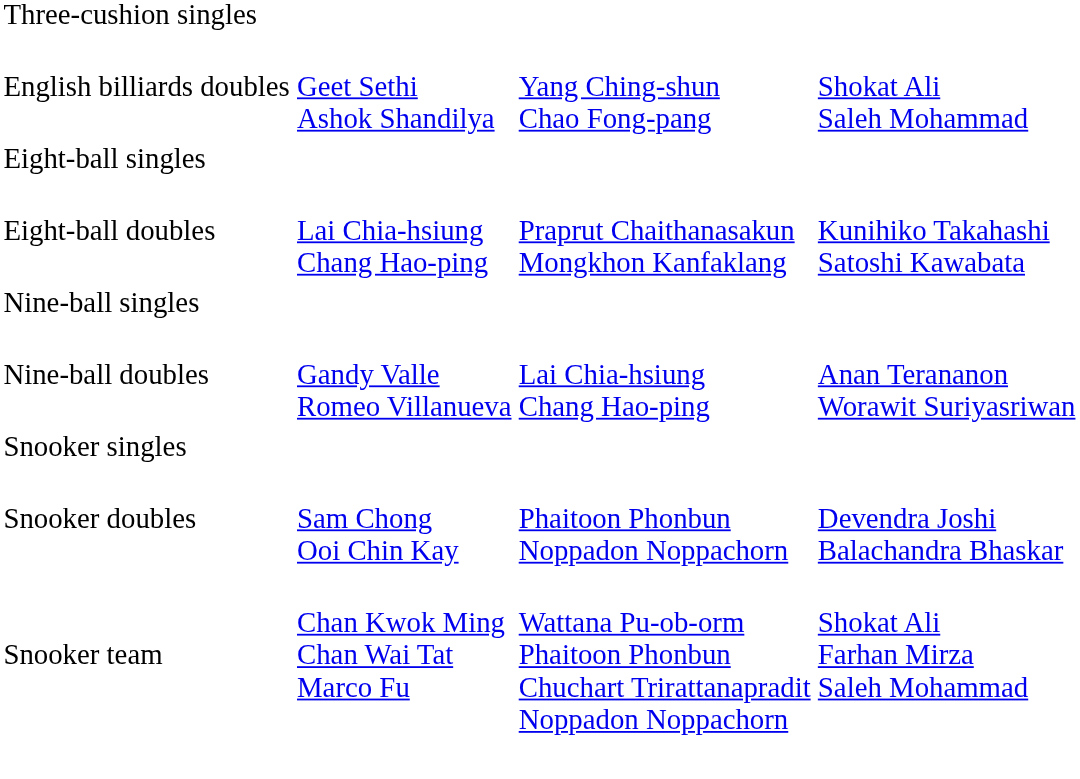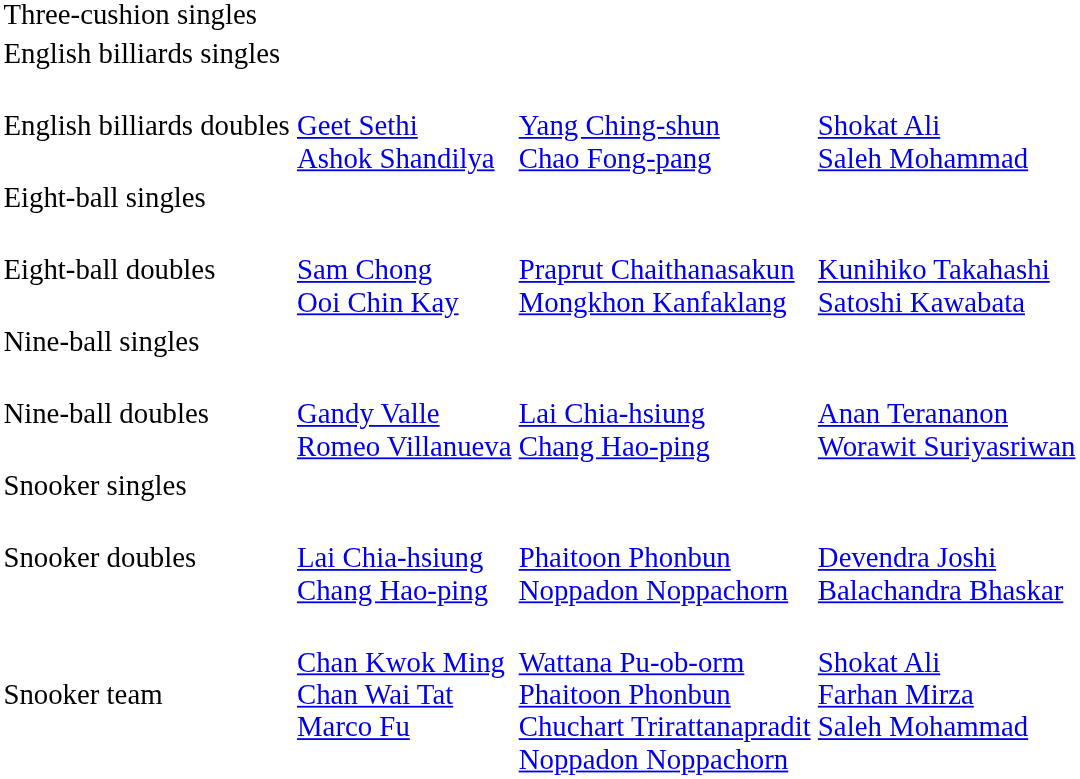+ row: (142, 53)
(393, 246) Lai Chia-hsiung Chang Hao-ping -> (378, 286) Sam Chong Ooi Chin Kay
(378, 534) Sam Chong Ooi Chin Kay -> (393, 574) Lai Chia-hsiung Chang Hao-ping
